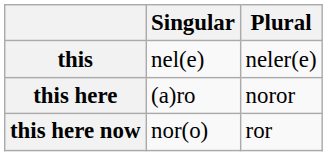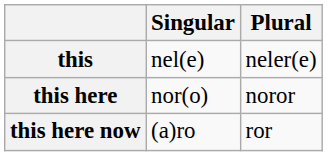(173, 95) (a)ro -> (180, 95) nor(o)
(180, 131) nor(o) -> (173, 131) (a)ro
